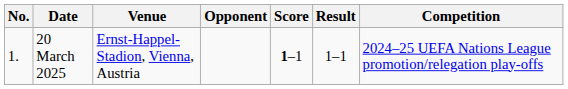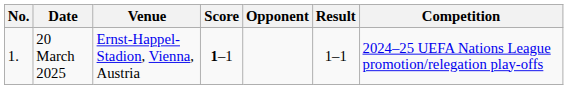columns swapped: (236, 16) <-> (291, 16)
